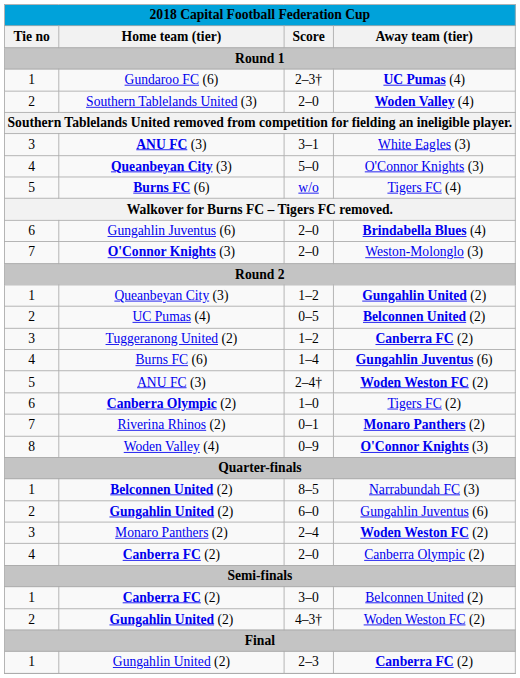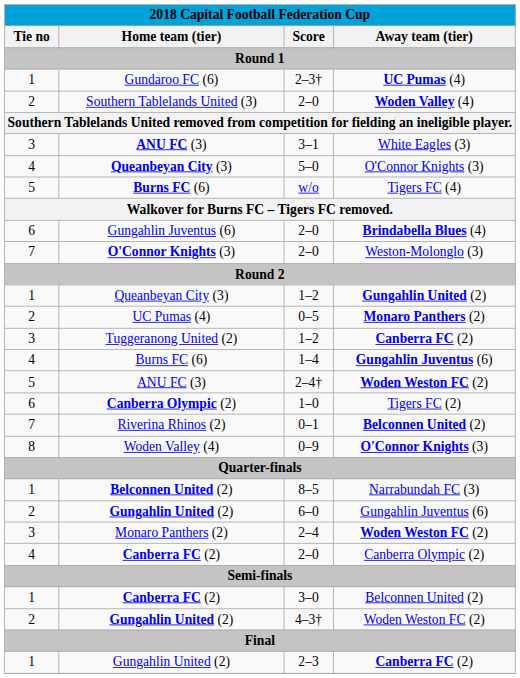(424, 317) Belconnen United (2) -> (424, 317) Monaro Panthers (2)
(424, 425) Monaro Panthers (2) -> (424, 425) Belconnen United (2)
